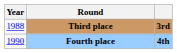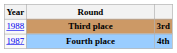(15, 41) 1990 -> (15, 41) 1987
